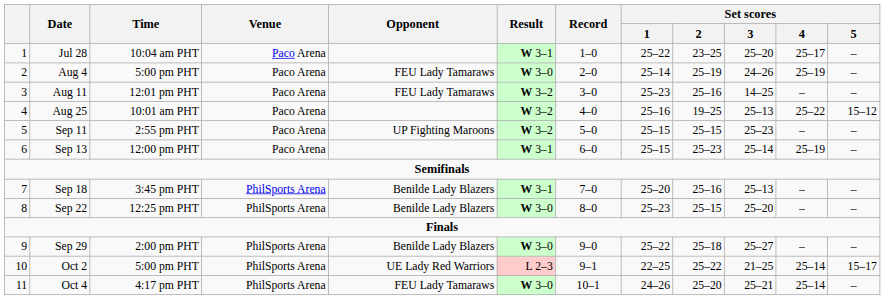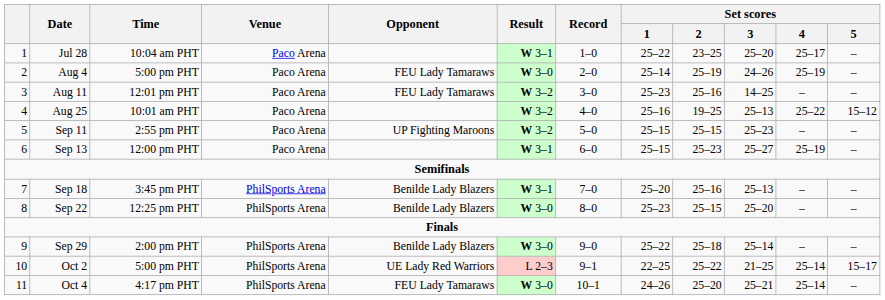(759, 149) 25–14 -> (759, 149) 25–27
(759, 246) 25–27 -> (759, 246) 25–14
